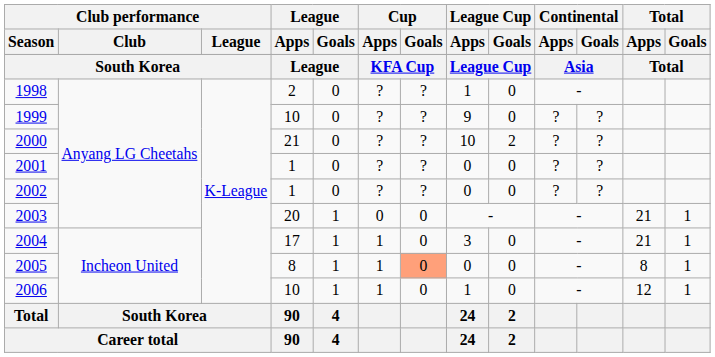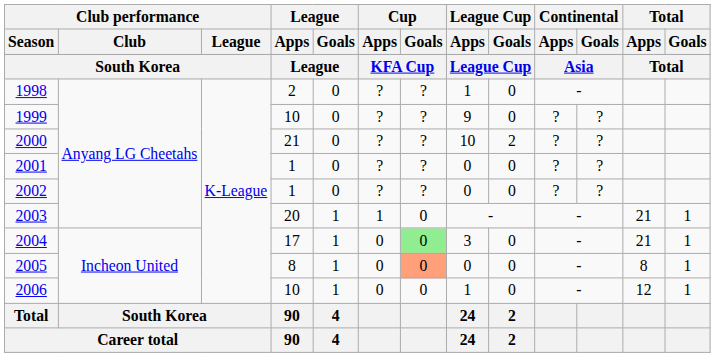(380, 215) 0 -> (380, 215) 1
(380, 240) 1 -> (380, 240) 0
(423, 240) no background -> (423, 240) lightgreen background
(380, 265) 1 -> (380, 265) 0
(380, 290) 1 -> (380, 290) 0
